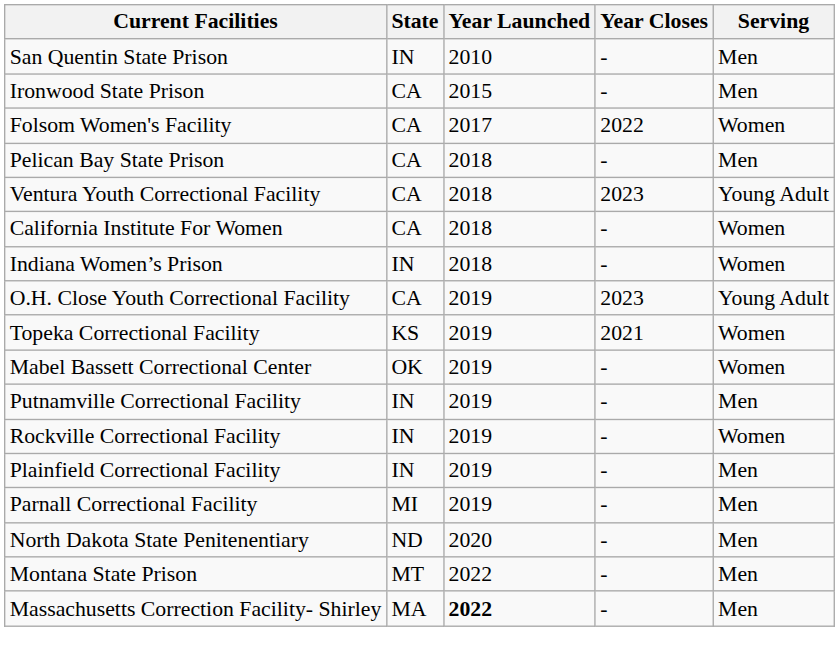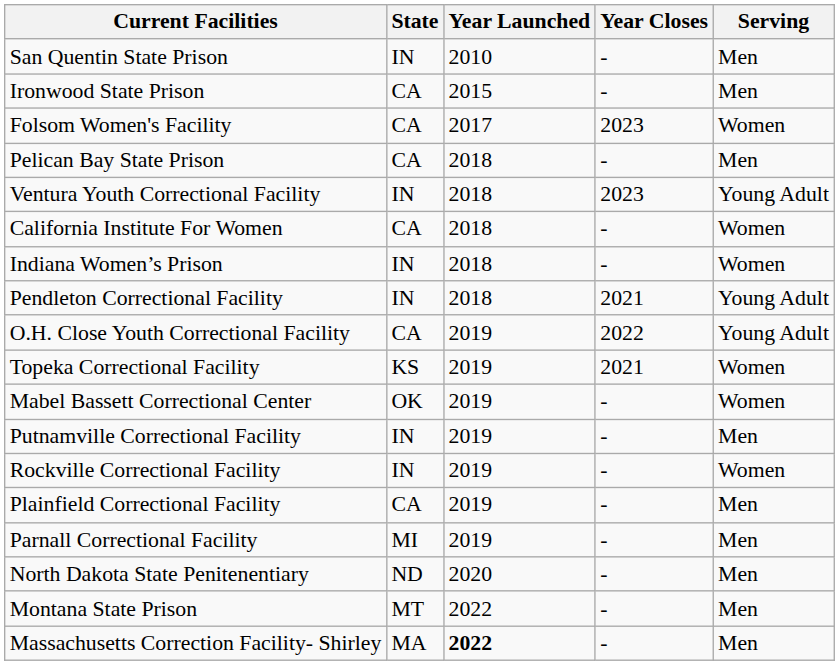(622, 125) 2022 -> (622, 125) 2023
(407, 194) CA -> (403, 194) IN
+ row: (146, 297)
(622, 297) 2023 -> (622, 332) 2022
(403, 470) IN -> (407, 504) CA
